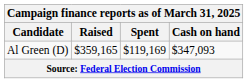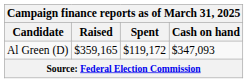(145, 50) $119,169 -> (145, 50) $119,172
